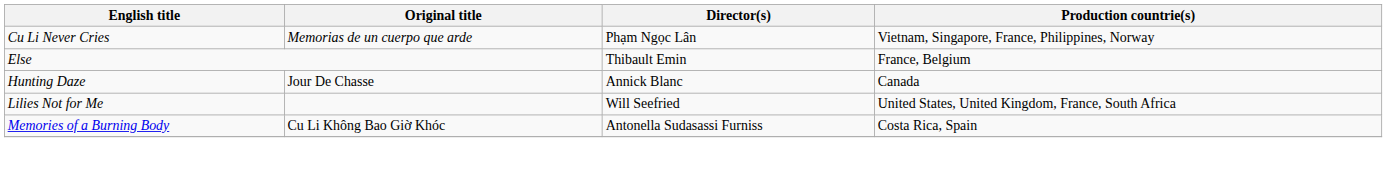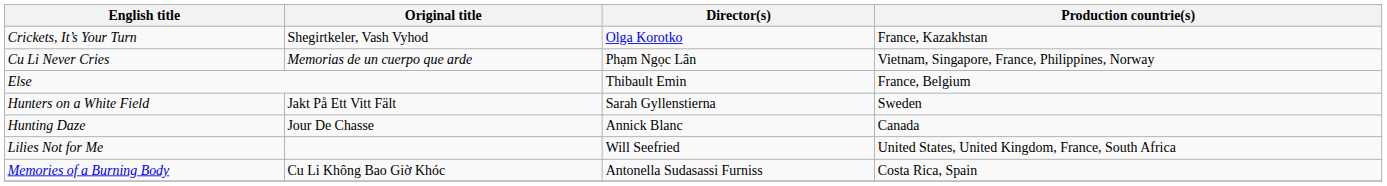+ row: (72, 37)
+ row: (78, 103)
